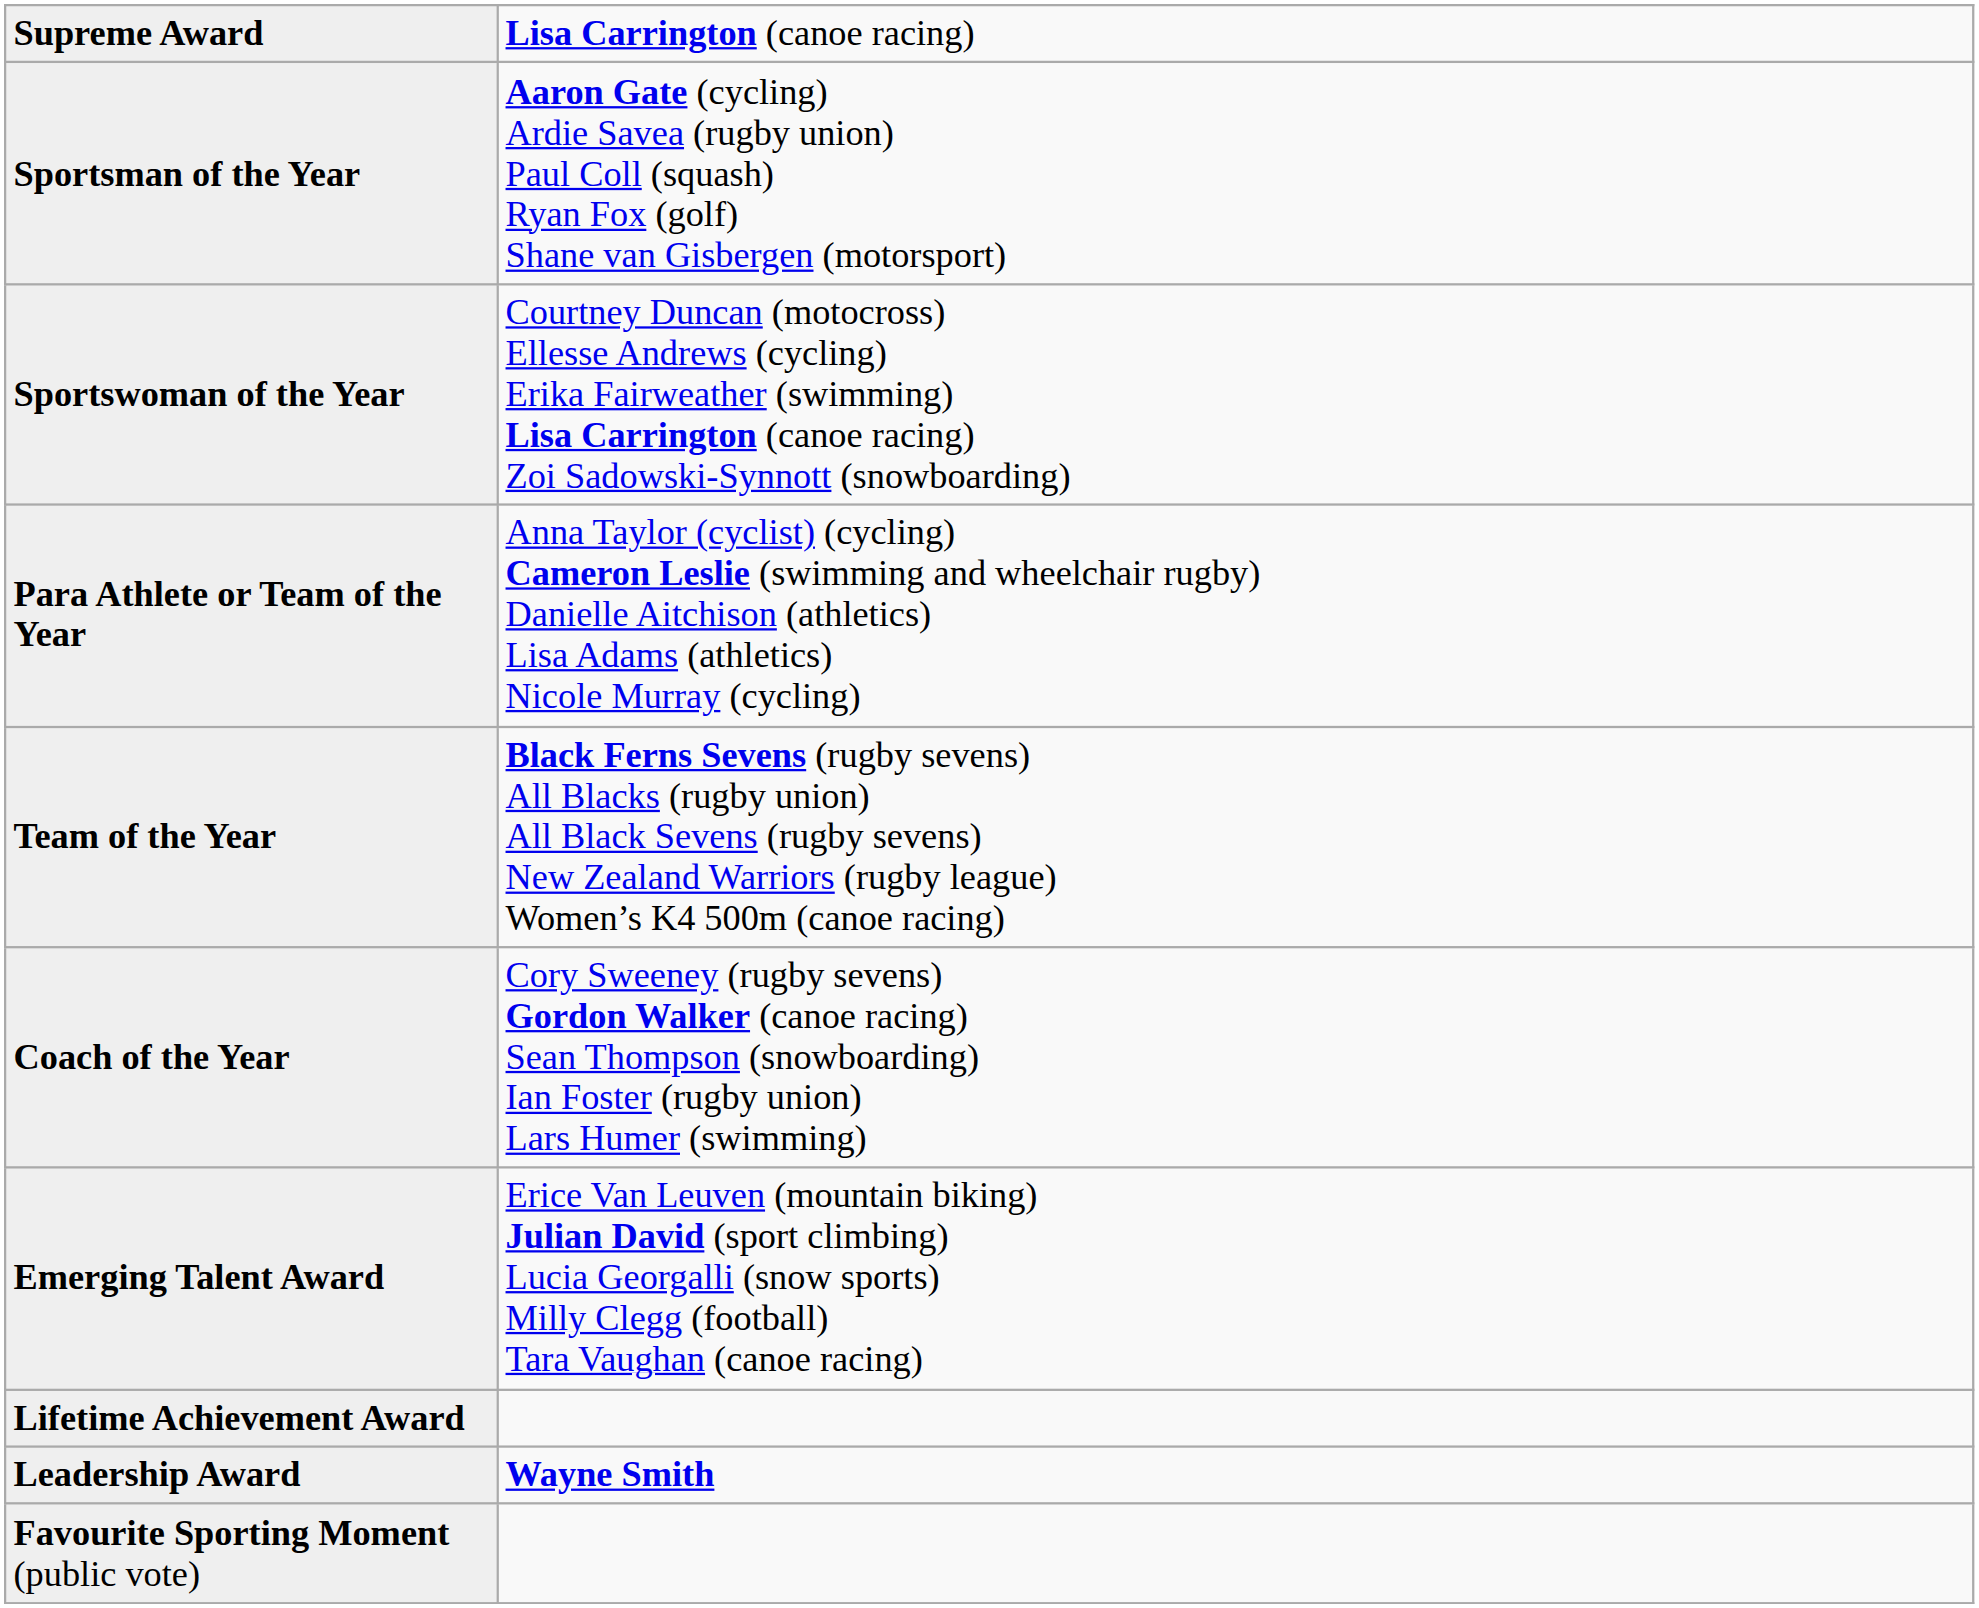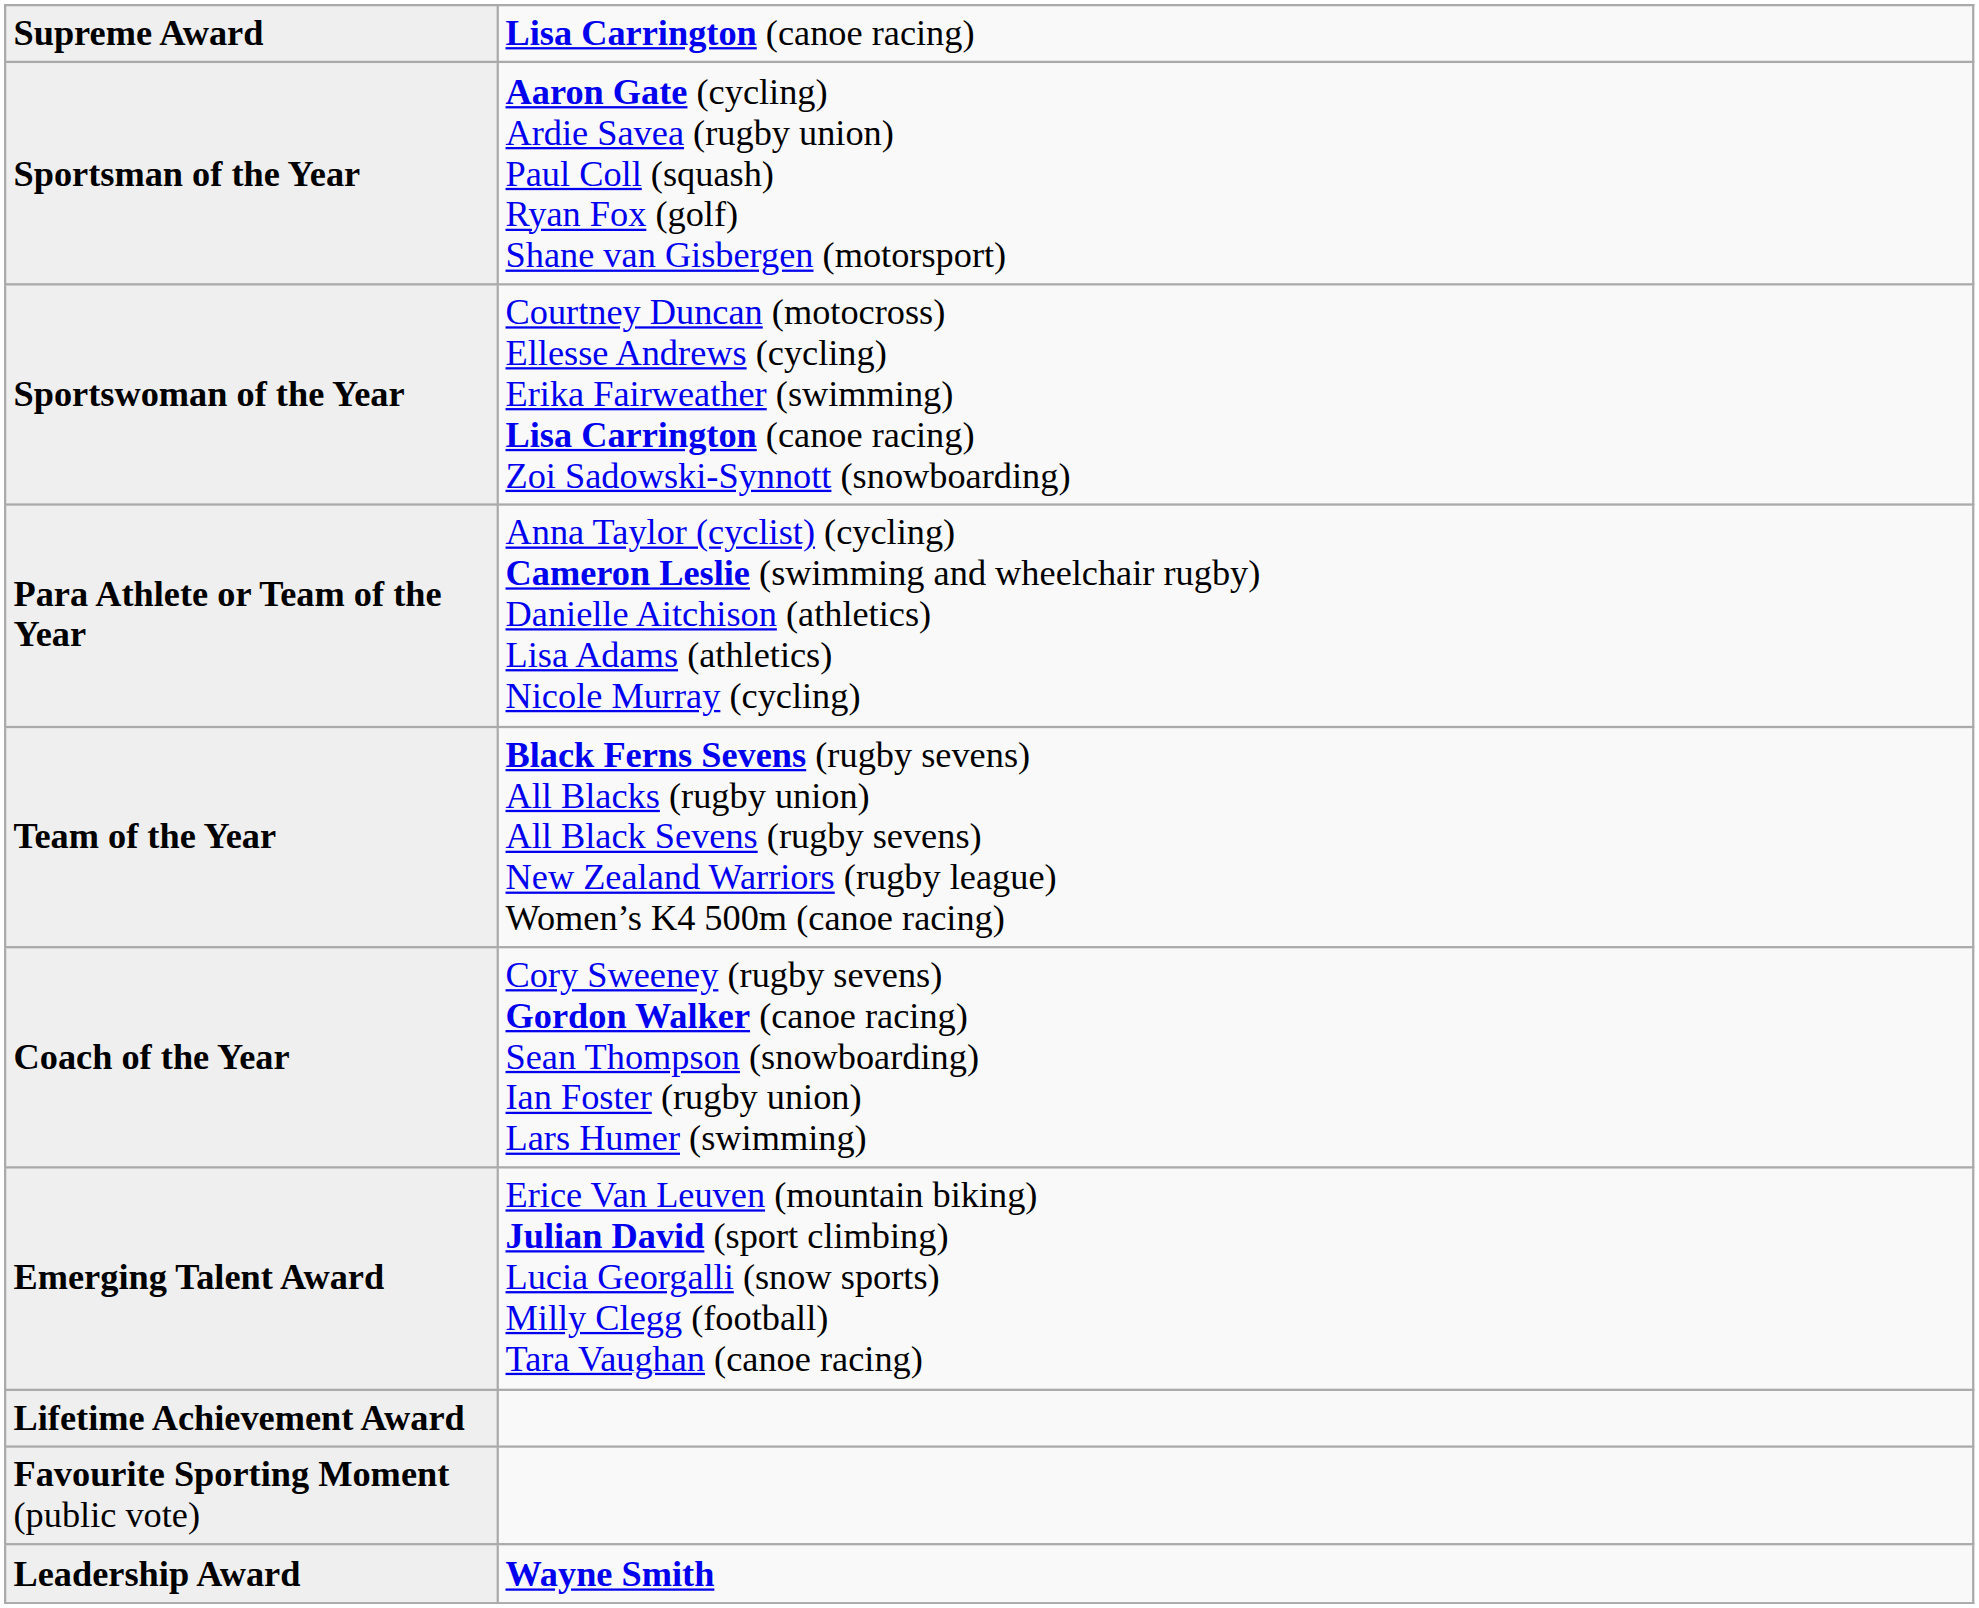rows swapped: (157, 1474) <-> (231, 1552)
